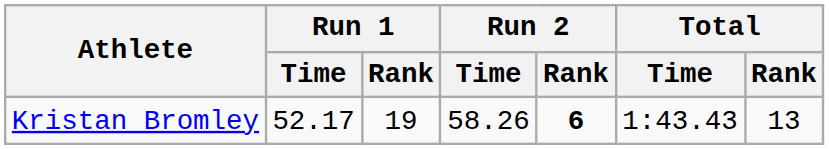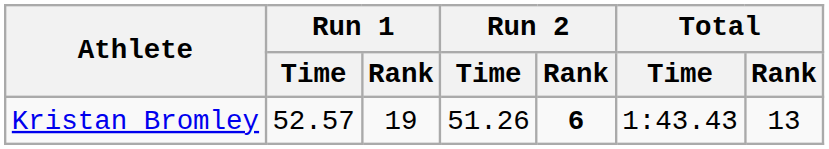(314, 120) 52.17 -> (314, 120) 52.57
(489, 120) 58.26 -> (489, 120) 51.26
